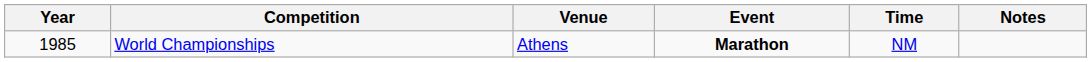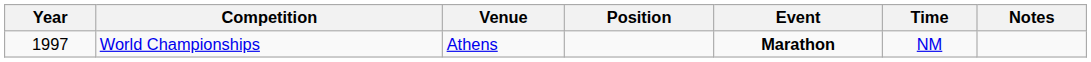+ column: (639, 18)
(58, 44) 1985 -> (50, 44) 1997
